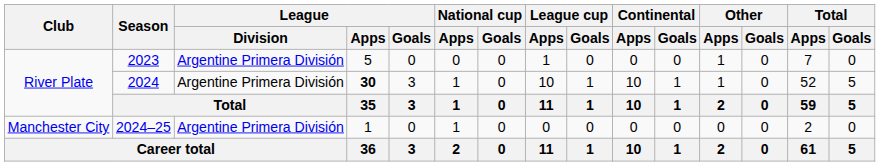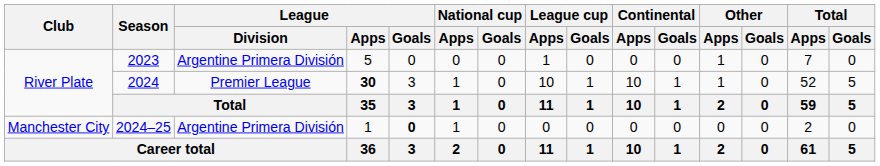(261, 82) Argentine Primera División -> (261, 82) Premier League
(412, 127) normal -> (412, 127) bold
